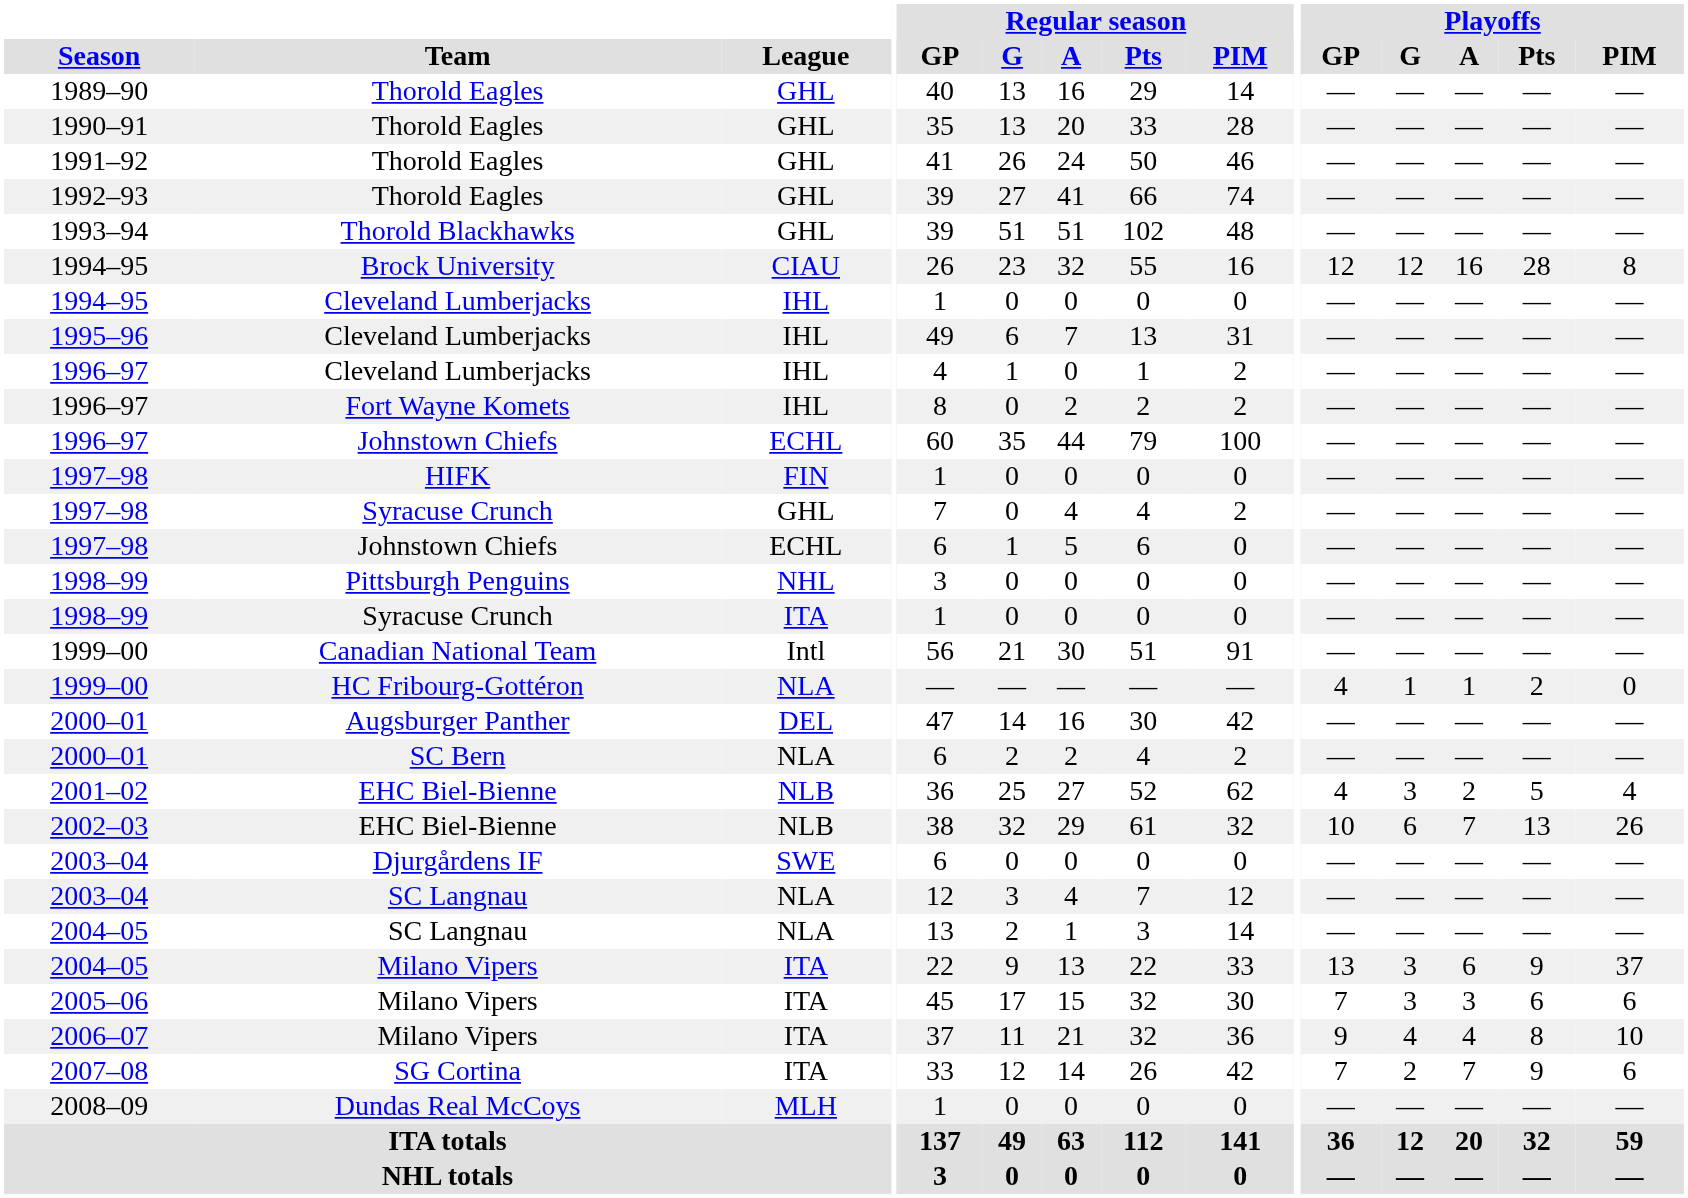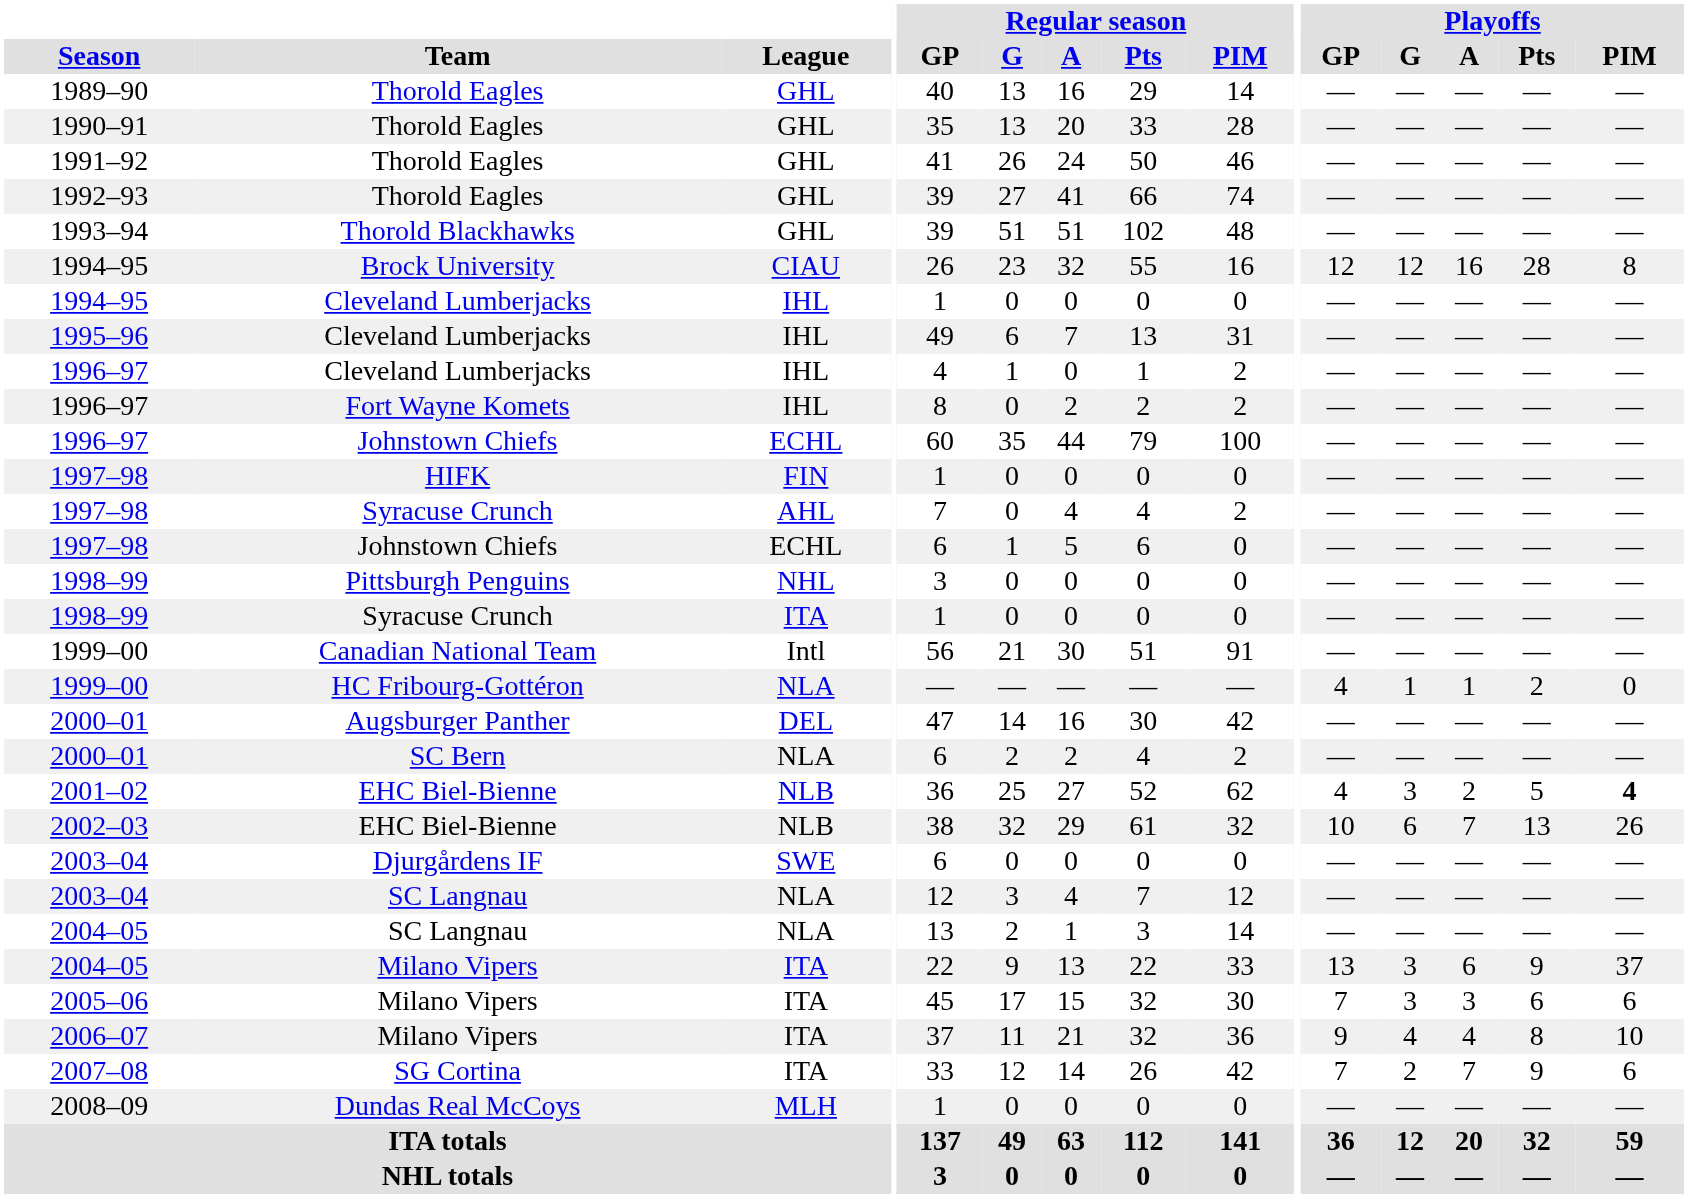(806, 511) GHL -> (806, 511) AHL
(1630, 791) normal -> (1630, 791) bold
